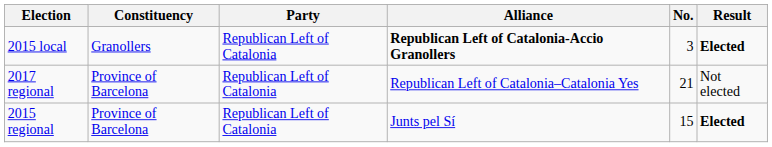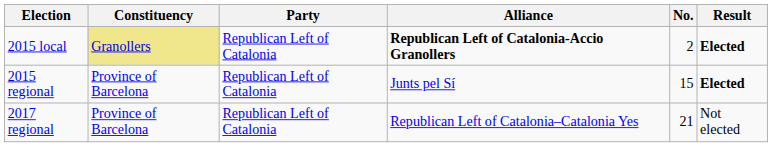(121, 45) no background -> (121, 45) khaki background
(690, 45) 3 -> (690, 45) 2
rows swapped: (31, 122) <-> (31, 84)
